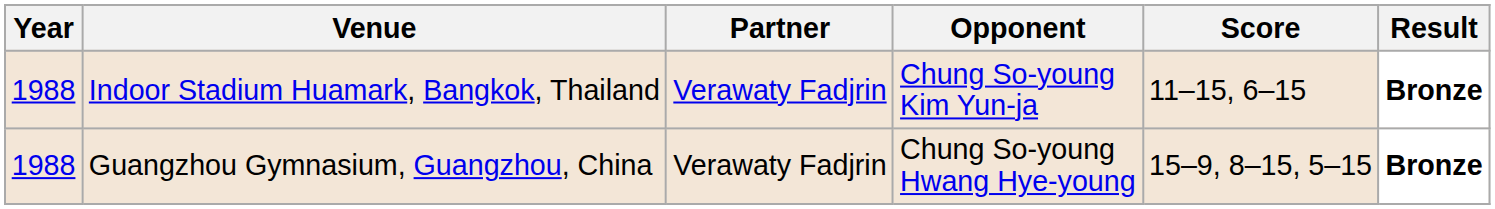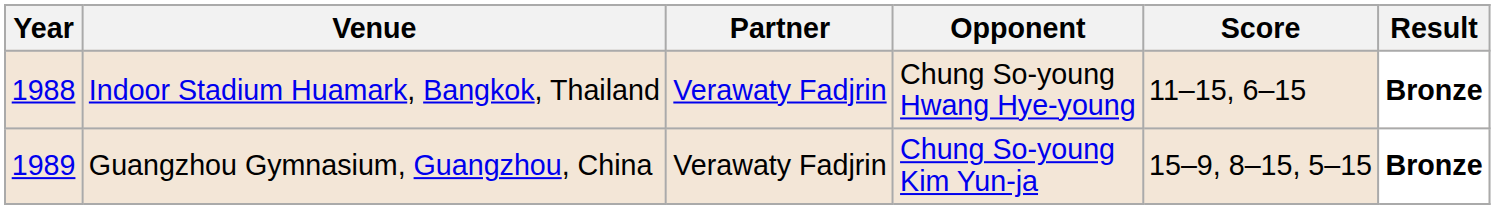(1008, 89) Chung So-young Kim Yun-ja -> (1018, 89) Chung So-young Hwang Hye-young
(44, 166) 1988 -> (44, 166) 1989
(1018, 166) Chung So-young Hwang Hye-young -> (1008, 166) Chung So-young Kim Yun-ja
